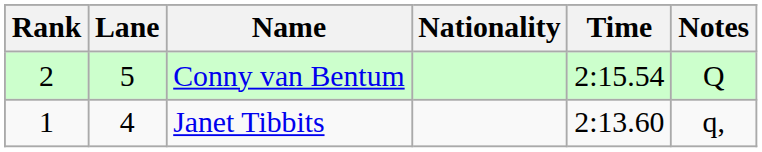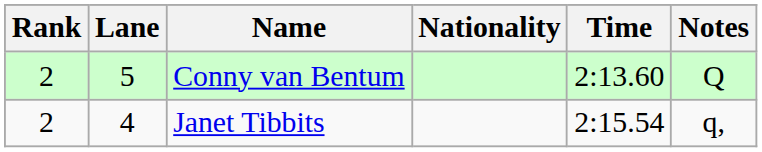(619, 75) 2:15.54 -> (619, 75) 2:13.60
(47, 122) 1 -> (47, 122) 2
(619, 122) 2:13.60 -> (619, 122) 2:15.54
